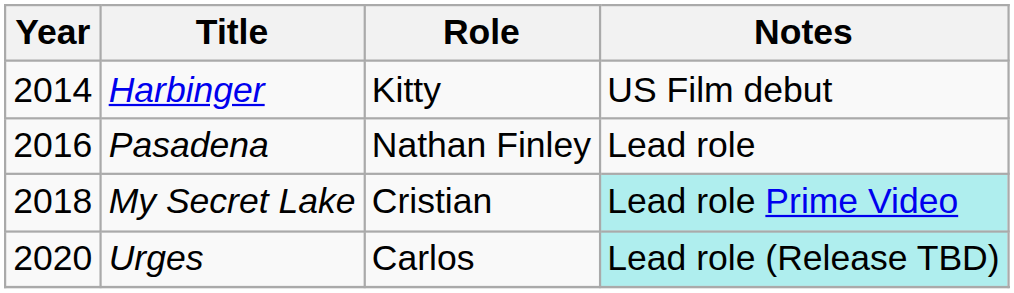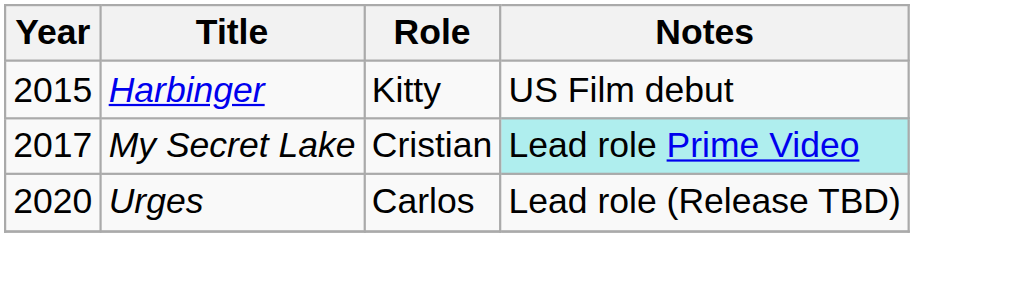(53, 88) 2014 -> (53, 88) 2015
- row: (189, 145)
(53, 201) 2018 -> (53, 145) 2017
(803, 257) paleturquoise background -> (705, 201) no background
